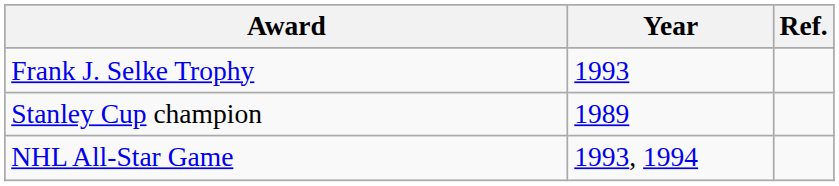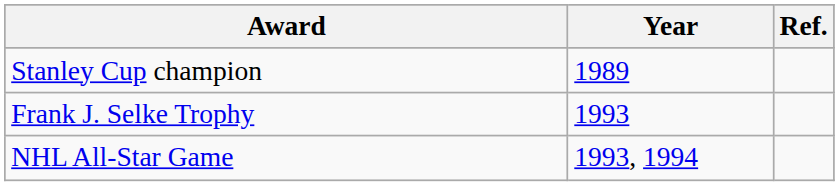rows swapped: (137, 113) <-> (133, 69)
